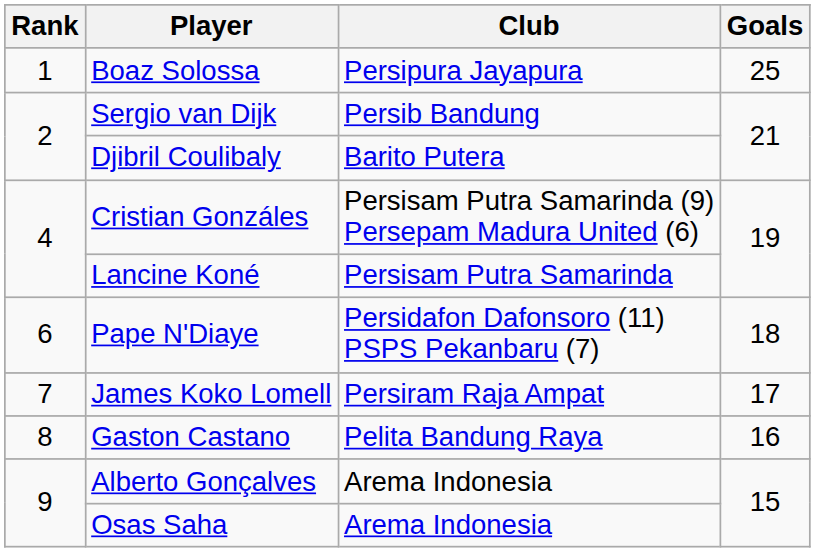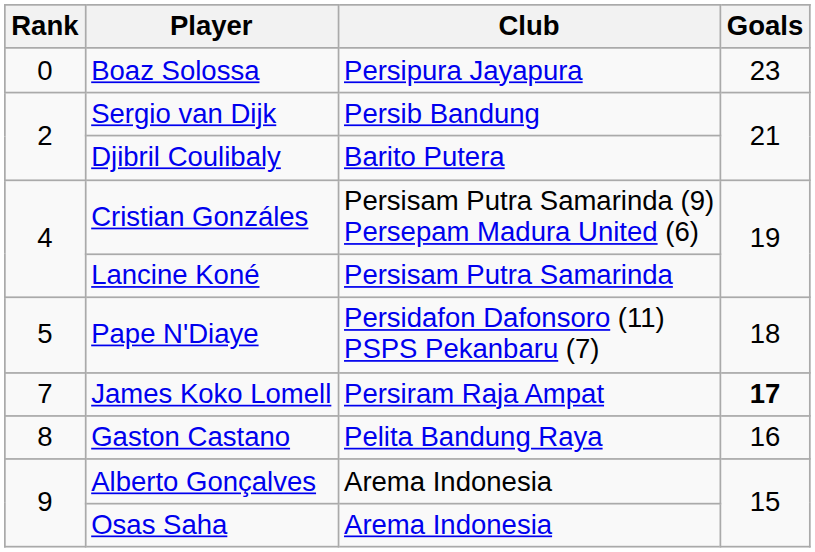(45, 69) 1 -> (45, 69) 0
(765, 69) 25 -> (765, 69) 23
(45, 334) 6 -> (45, 334) 5
(765, 393) normal -> (765, 393) bold
